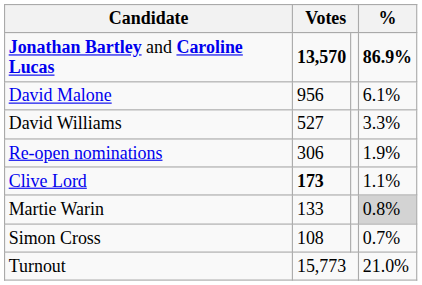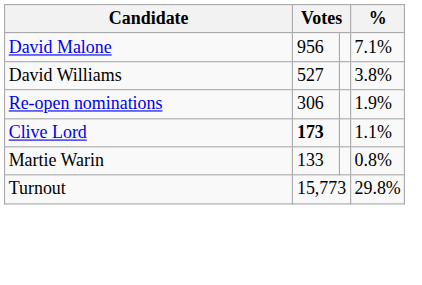- row: (126, 57)
(381, 95) 6.1% -> (373, 47) 7.1%
(381, 124) 3.3% -> (373, 75) 3.8%
(381, 209) lightgrey background -> (373, 160) no background
- row: (55, 237)
(386, 266) 21.0% -> (378, 189) 29.8%
